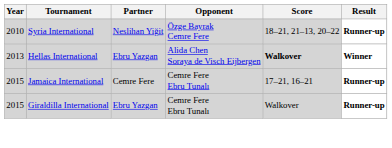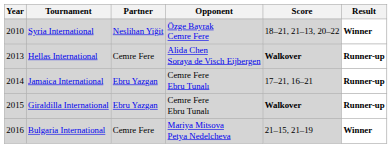(364, 31) Runner-up -> (358, 31) Winner
(135, 56) Ebru Yazgan -> (133, 56) Cemre Fere
(358, 56) Winner -> (364, 56) Runner-up
(15, 81) 2015 -> (15, 81) 2014
(133, 81) Cemre Fere -> (135, 81) Ebru Yazgan
(282, 106) normal -> (283, 106) bold
+ row: (67, 131)
